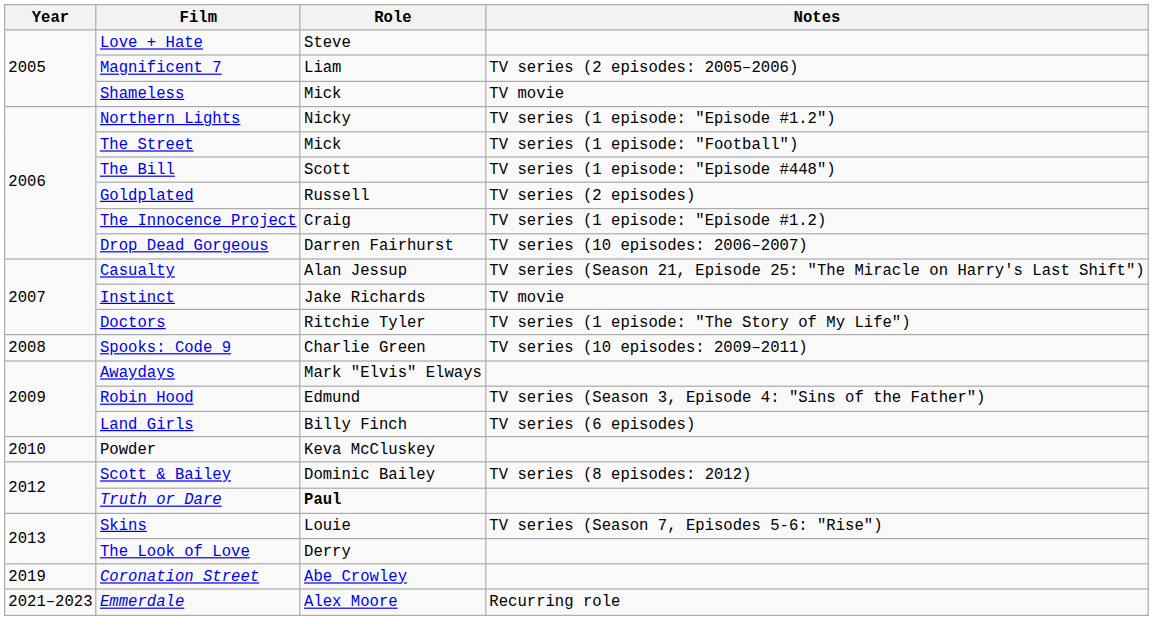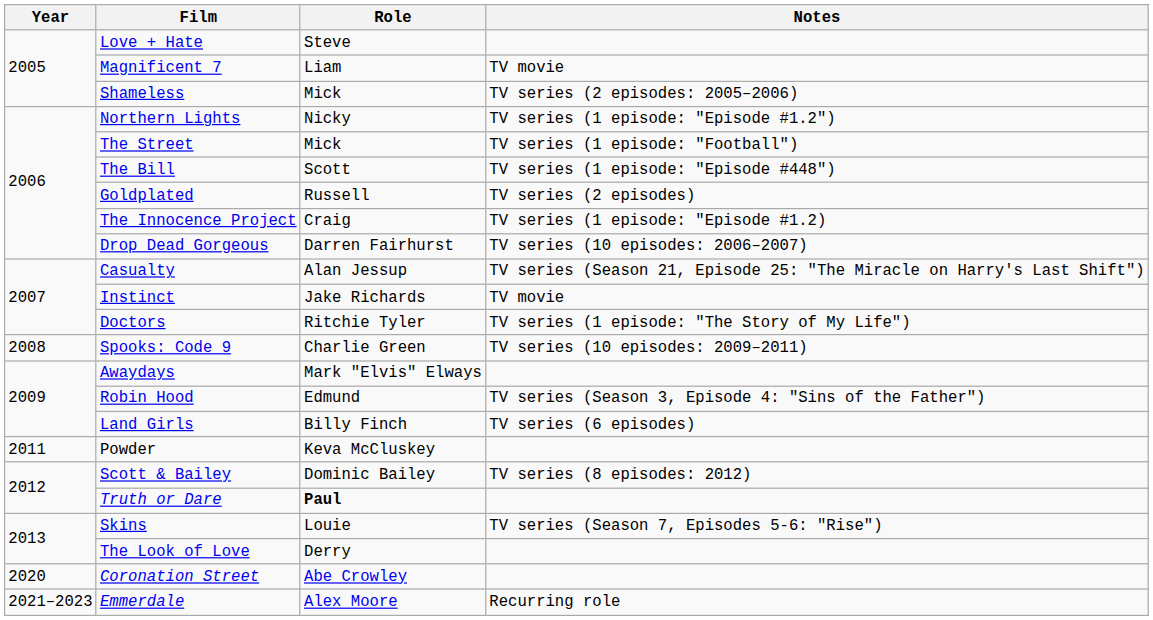(644, 68) TV series (2 episodes: 2005–2006) -> (527, 68) TV movie
(527, 94) TV movie -> (644, 94) TV series (2 episodes: 2005–2006)
(27, 450) 2010 -> (27, 450) 2011
(27, 577) 2019 -> (27, 577) 2020
